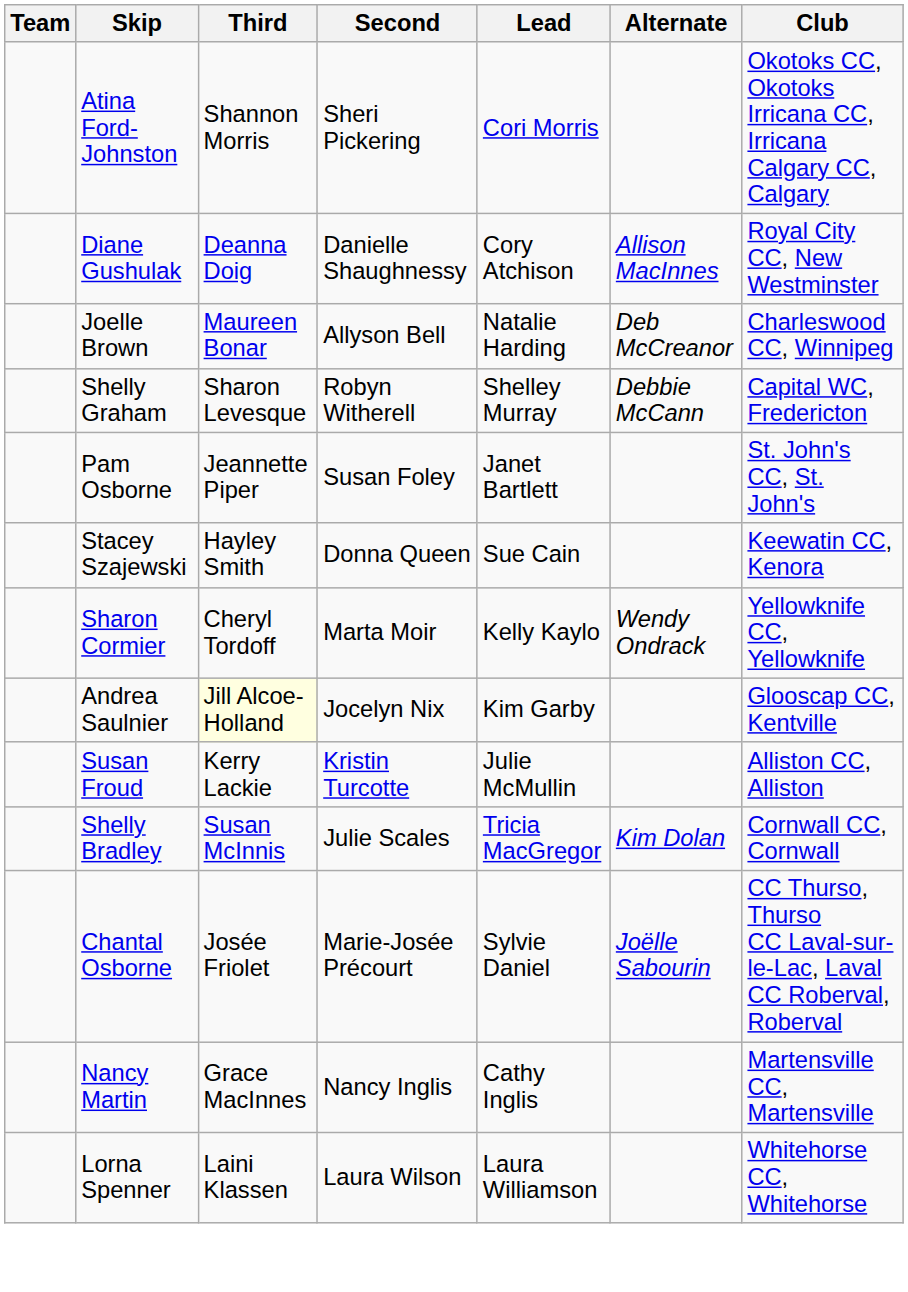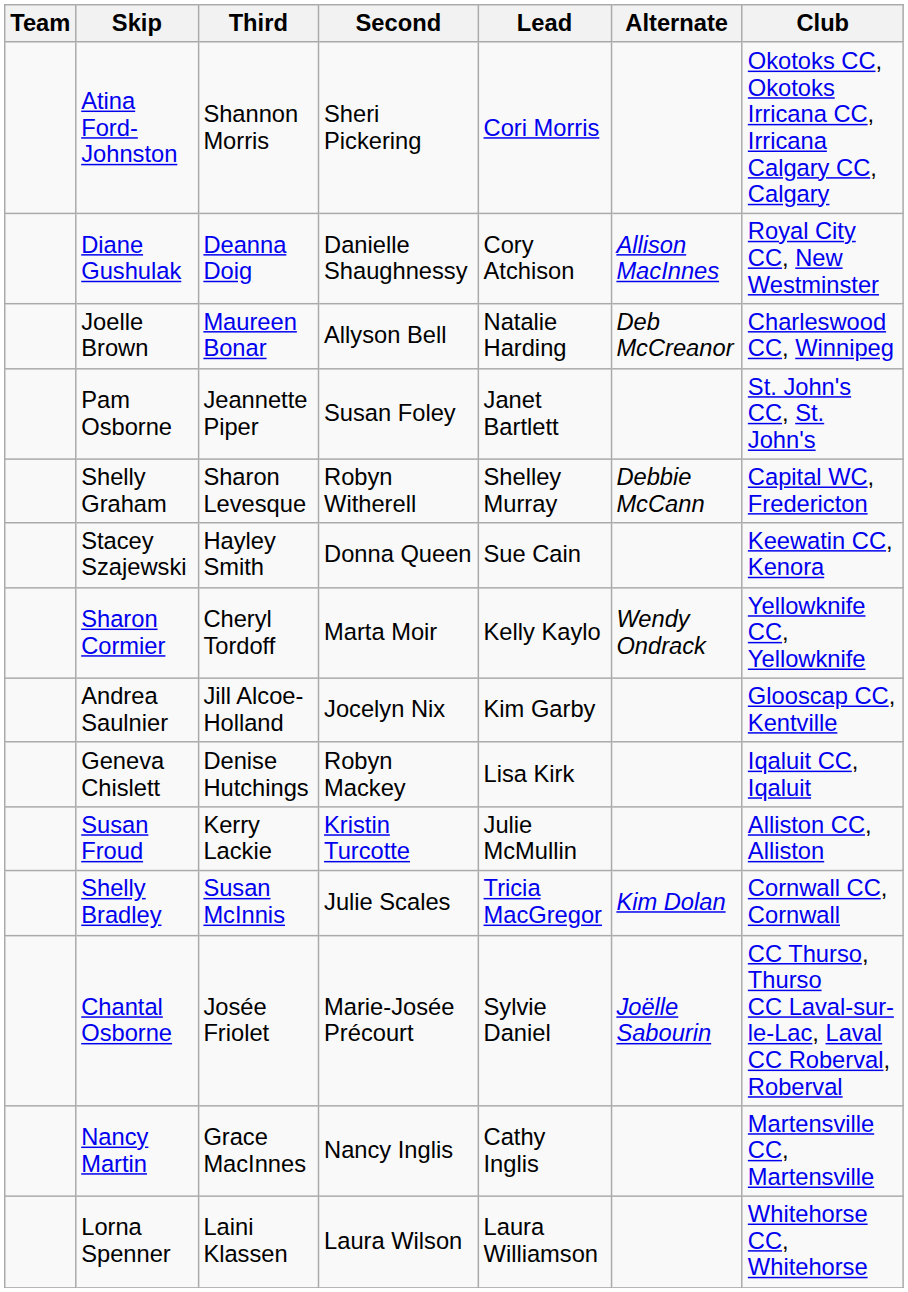rows swapped: (124, 399) <-> (127, 477)
(254, 709) lightyellow background -> (253, 709) no background
+ row: (123, 774)
